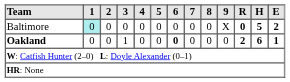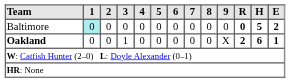(226, 26) X -> (226, 26) 0
(176, 41) bold -> (176, 41) normal
(226, 41) 0 -> (226, 41) X
